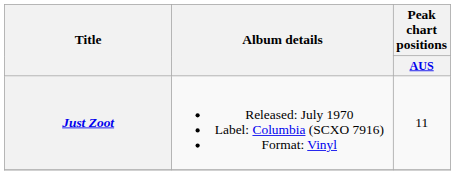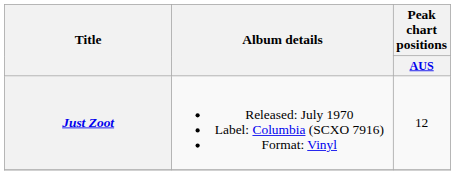(422, 122) 11 -> (422, 122) 12
